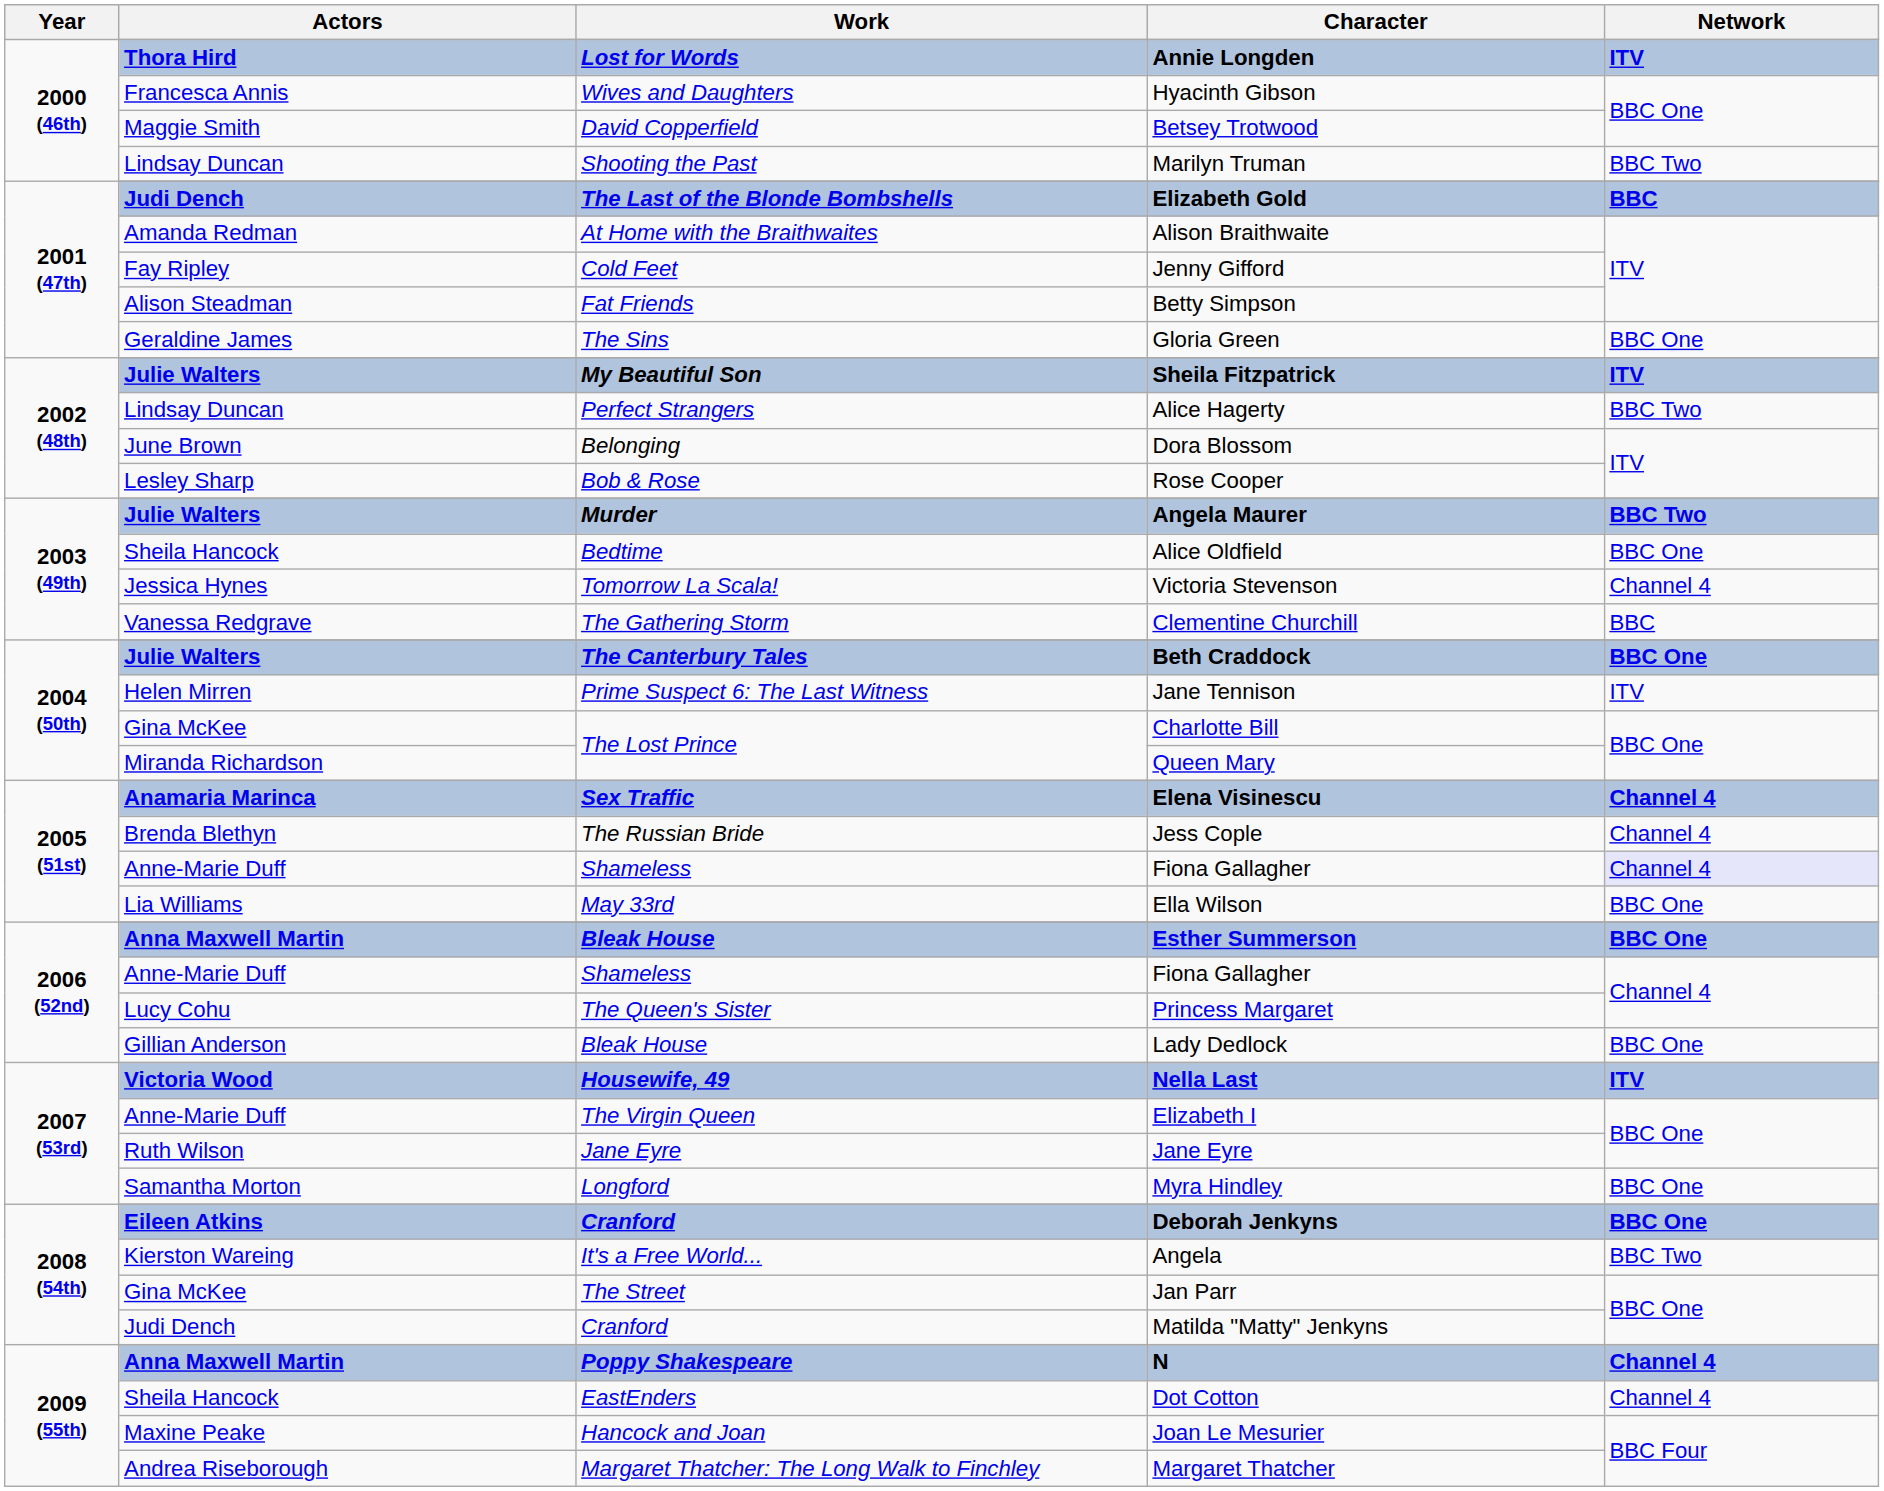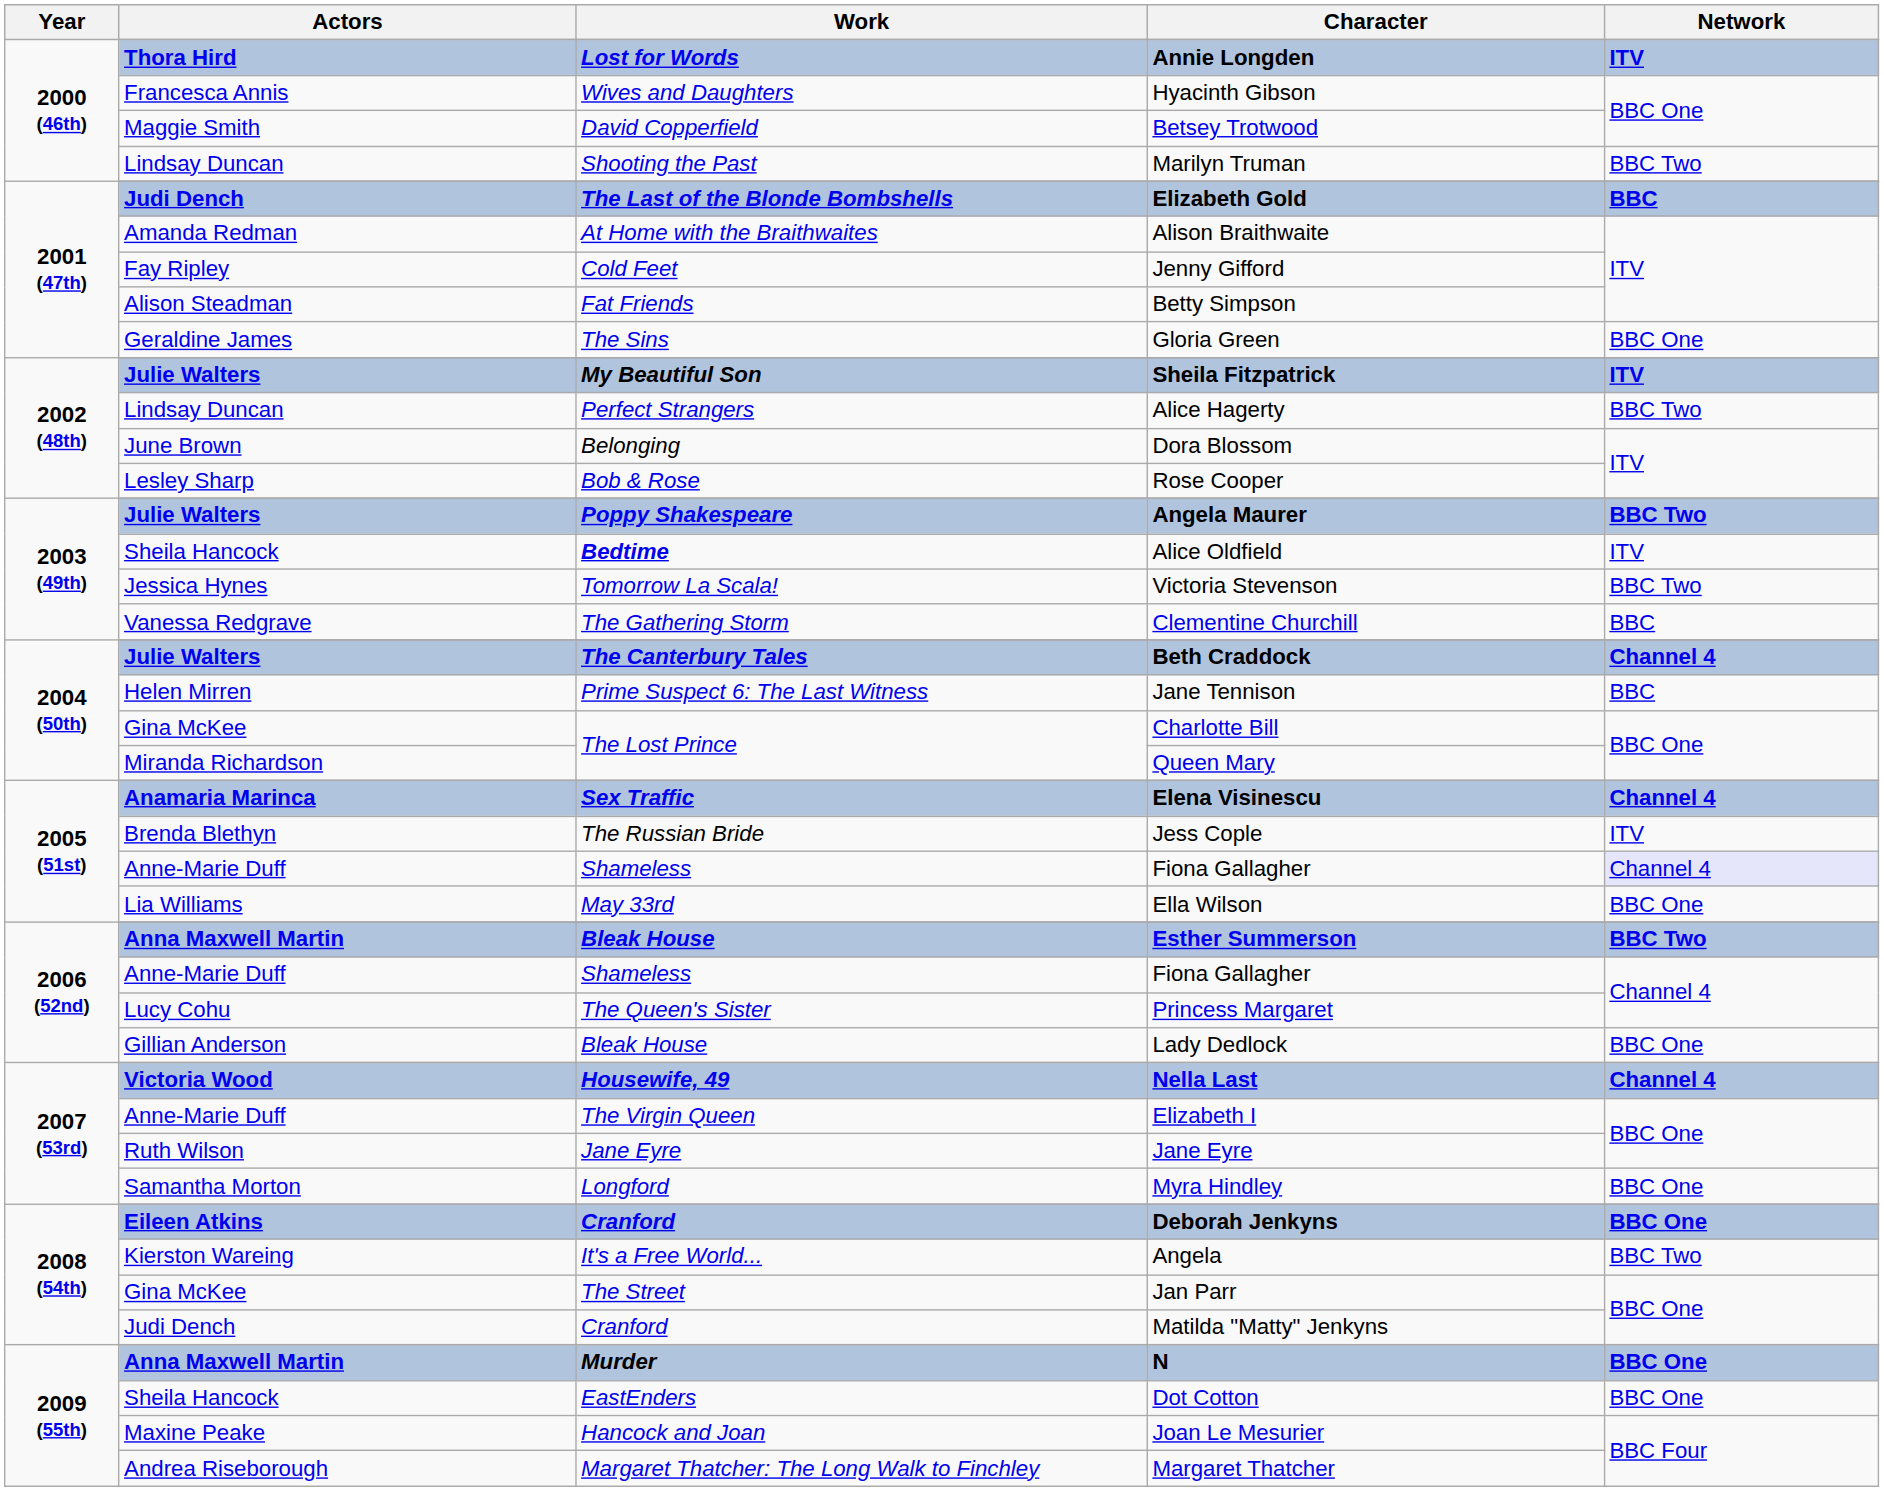(619, 515) Murder -> (687, 515) Poppy Shakespeare
(622, 551) normal -> (625, 551) bold
(1656, 551) BBC One -> (1627, 551) ITV
(1660, 586) Channel 4 -> (1656, 586) BBC Two
(1658, 657) BBC One -> (1663, 657) Channel 4
(1627, 692) ITV -> (1632, 692) BBC
(1660, 833) Channel 4 -> (1627, 833) ITV
(1658, 939) BBC One -> (1658, 939) BBC Two
(1627, 1080) ITV -> (1663, 1080) Channel 4
(687, 1362) Poppy Shakespeare -> (619, 1362) Murder
(1663, 1362) Channel 4 -> (1658, 1362) BBC One
(1660, 1397) Channel 4 -> (1656, 1397) BBC One
